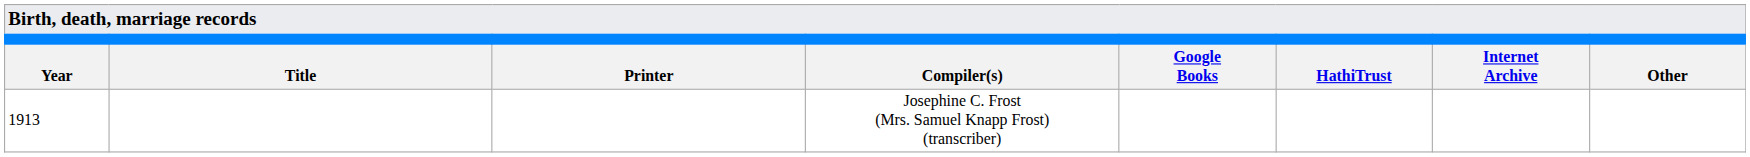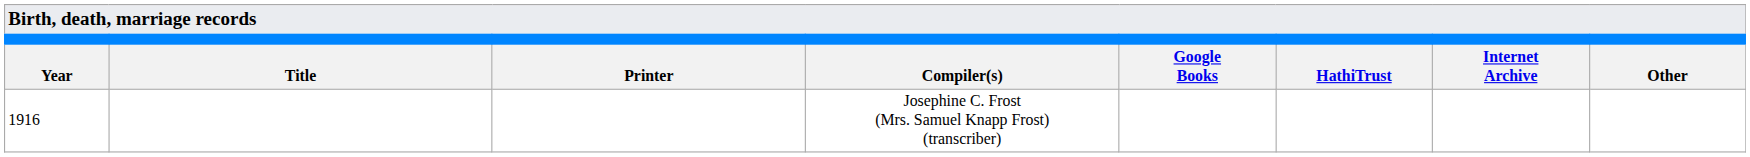(24, 120) 1913 -> (24, 120) 1916
